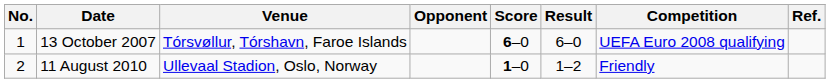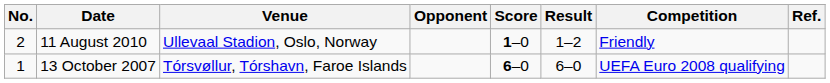rows swapped: (98, 41) <-> (94, 66)
